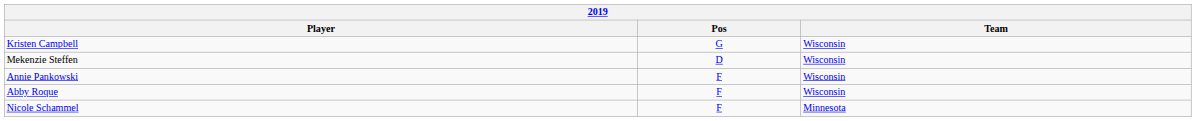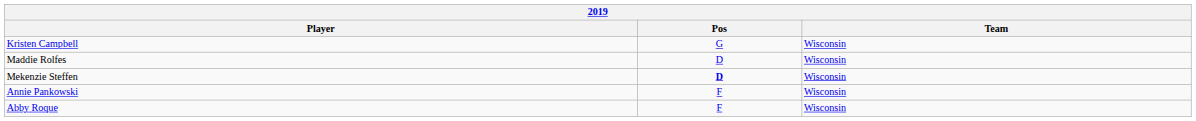+ row: (36, 60)
(719, 60) normal -> (719, 76) bold
- row: (43, 108)
